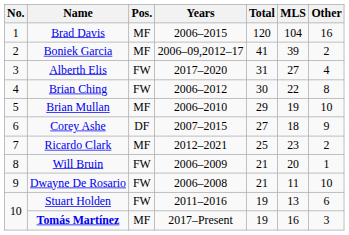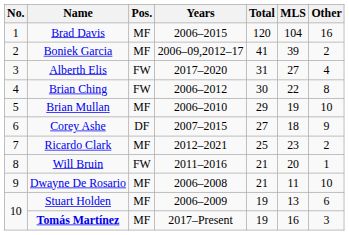(201, 164) 2006–2009 -> (201, 164) 2011–2016
(142, 182) FW -> (142, 182) MF
(142, 201) FW -> (142, 201) MF
(201, 201) 2011–2016 -> (201, 201) 2006–2009
